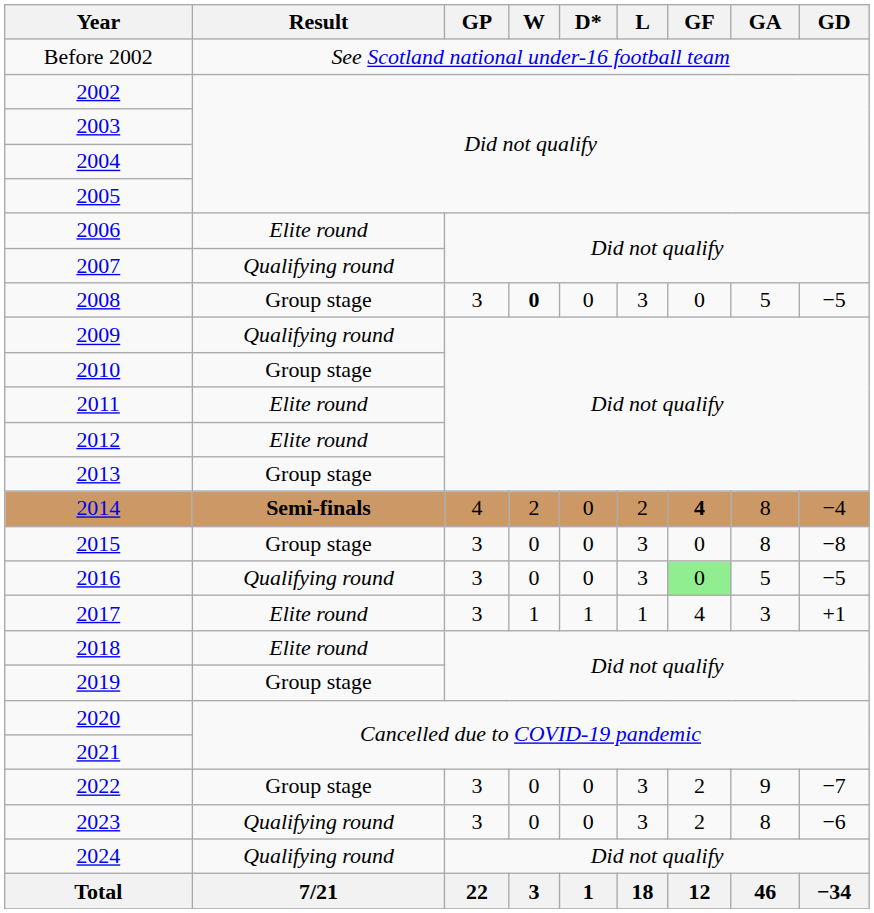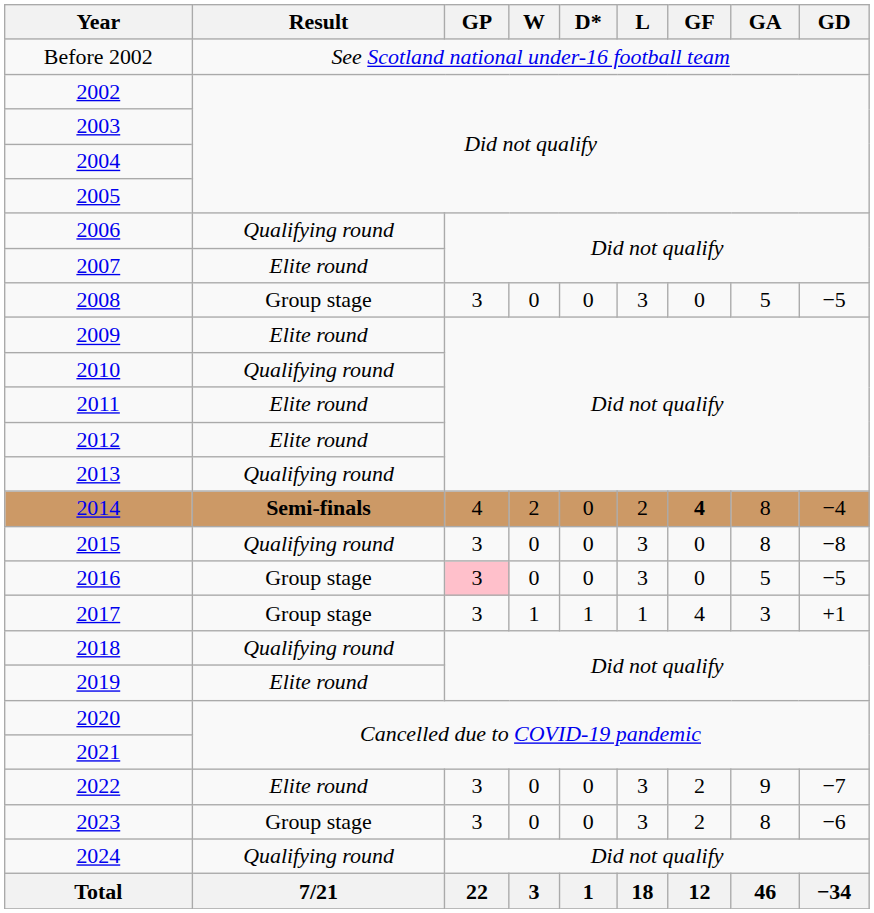(319, 230) Elite round -> (319, 230) Qualifying round
(319, 265) Qualifying round -> (319, 265) Elite round
(534, 299) bold -> (534, 299) normal
(319, 334) Qualifying round -> (319, 334) Elite round
(319, 369) Group stage -> (319, 369) Qualifying round
(319, 473) Group stage -> (319, 473) Qualifying round
(319, 543) Group stage -> (319, 543) Qualifying round
(319, 578) Qualifying round -> (319, 578) Group stage
(477, 578) no background -> (477, 578) pink background
(700, 578) lightgreen background -> (700, 578) no background
(319, 612) Elite round -> (319, 612) Group stage
(319, 647) Elite round -> (319, 647) Qualifying round
(319, 682) Group stage -> (319, 682) Elite round
(319, 786) Group stage -> (319, 786) Elite round
(319, 821) Qualifying round -> (319, 821) Group stage
